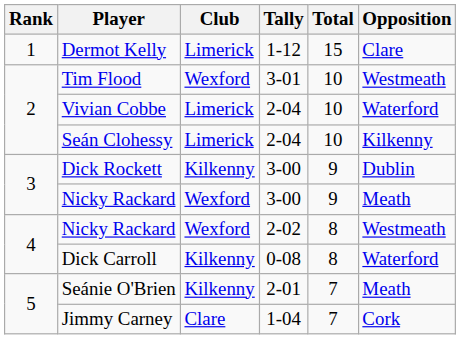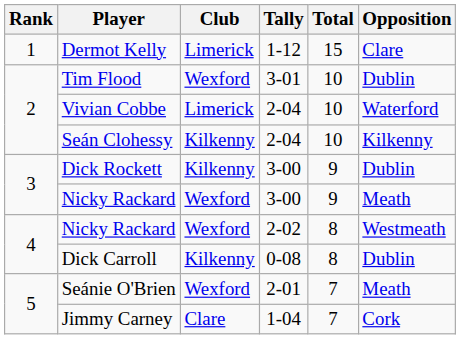(404, 79) Westmeath -> (389, 79) Dublin
(219, 139) Limerick -> (220, 139) Kilkenny
(400, 259) Waterford -> (389, 259) Dublin
(220, 288) Kilkenny -> (217, 288) Wexford
